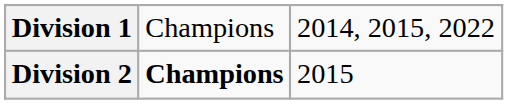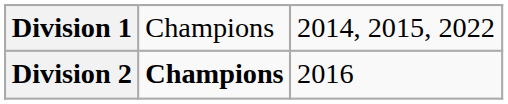(325, 74) 2015 -> (325, 74) 2016
